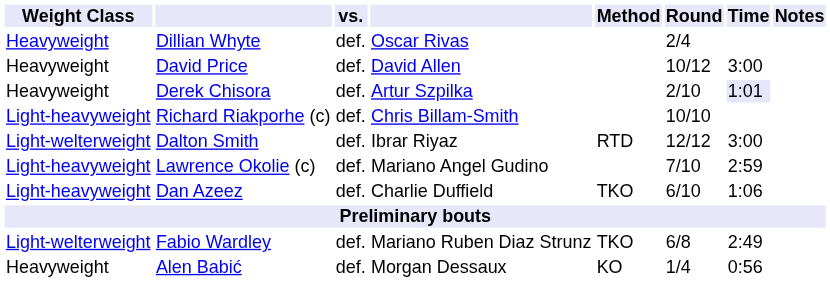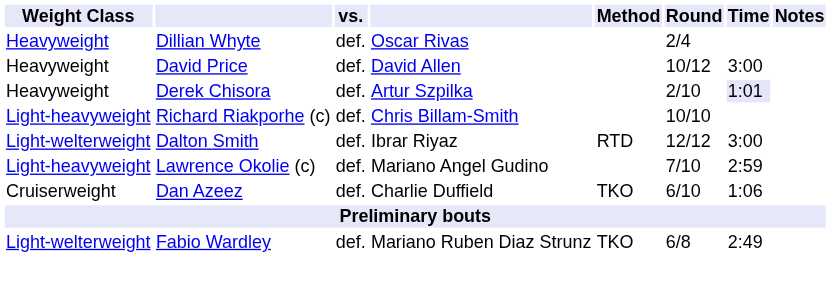(78, 191) Light-heavyweight -> (61, 191) Cruiserweight
- row: (199, 267)
